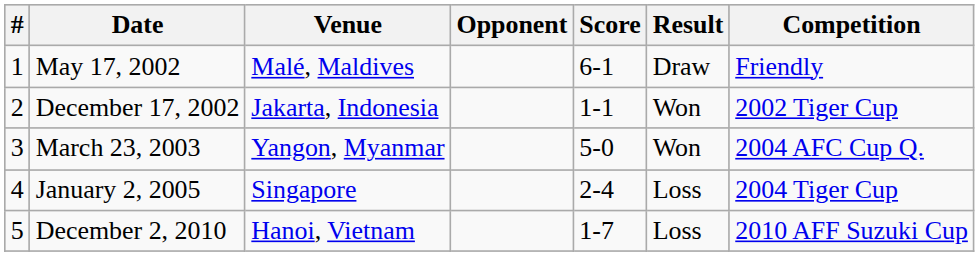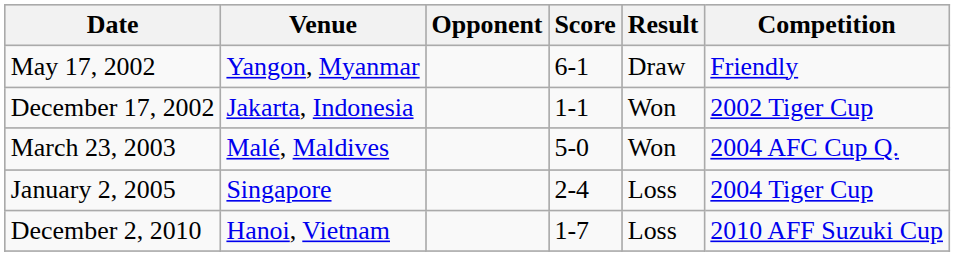- column: (17, 25)
(333, 66) Malé, Maldives -> (323, 66) Yangon, Myanmar
(348, 148) Yangon, Myanmar -> (308, 148) Malé, Maldives
